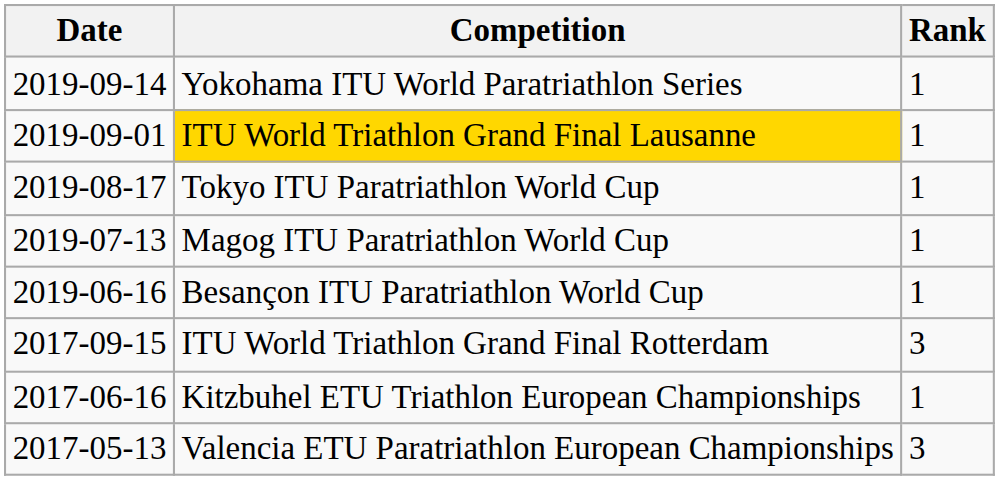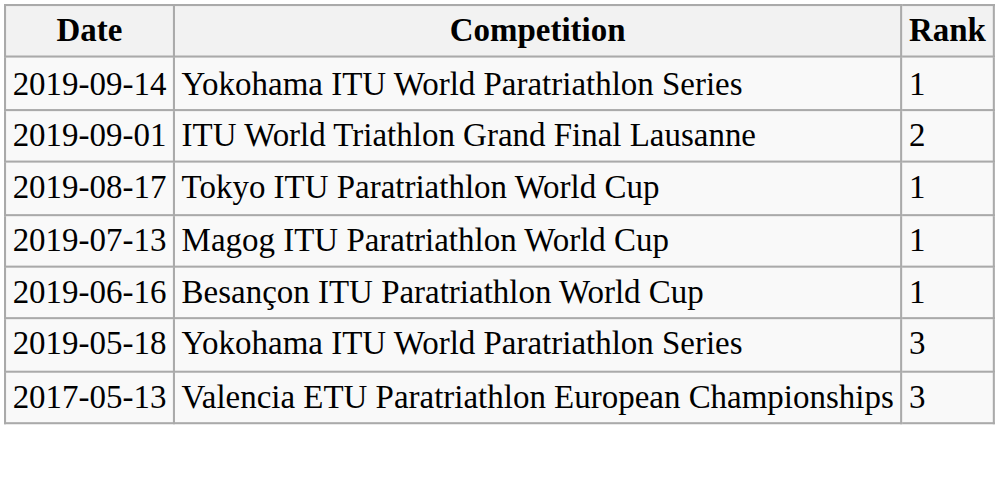(469, 135) gold background -> (469, 135) no background
(917, 135) 1 -> (917, 135) 2
+ row: (90, 344)
- row: (90, 344)
- row: (90, 396)
